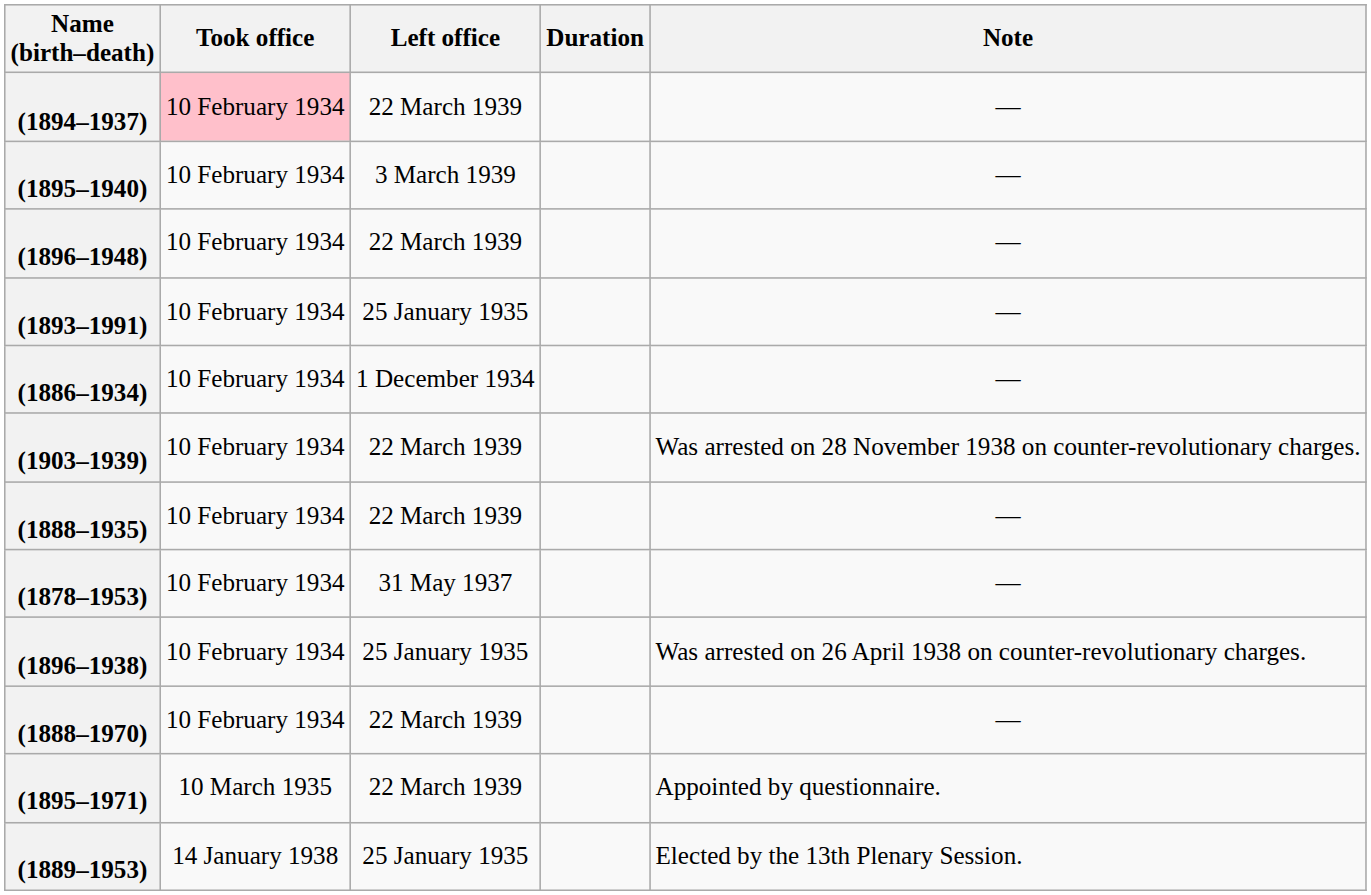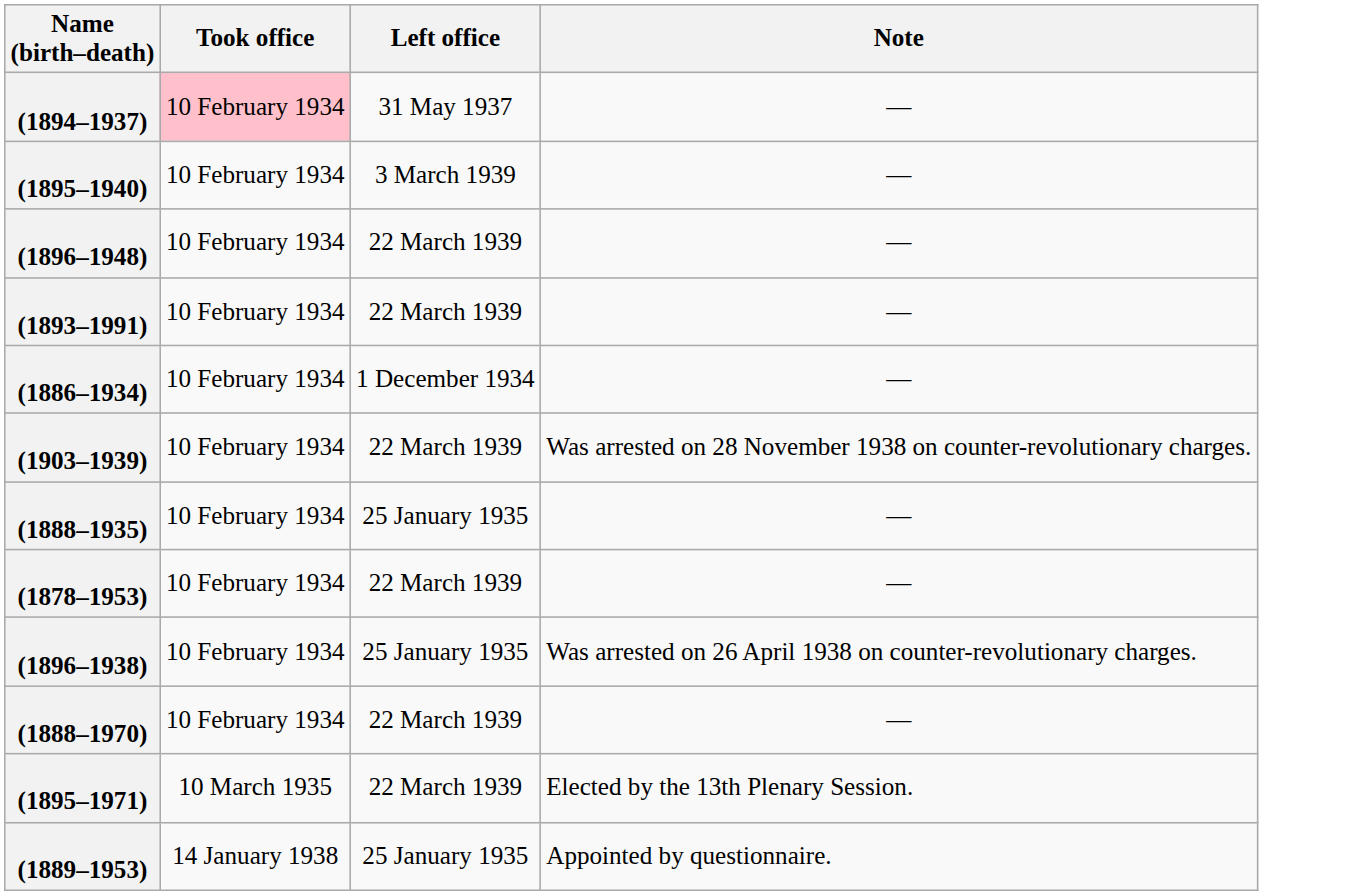- column: (595, 38)
(445, 106) 22 March 1939 -> (445, 106) 31 May 1937
(445, 310) 25 January 1935 -> (445, 310) 22 March 1939
(445, 515) 22 March 1939 -> (445, 515) 25 January 1935
(445, 583) 31 May 1937 -> (445, 583) 22 March 1939
(798, 787) Appointed by questionnaire. -> (730, 787) Elected by the 13th Plenary Session.
(839, 855) Elected by the 13th Plenary Session. -> (689, 855) Appointed by questionnaire.
